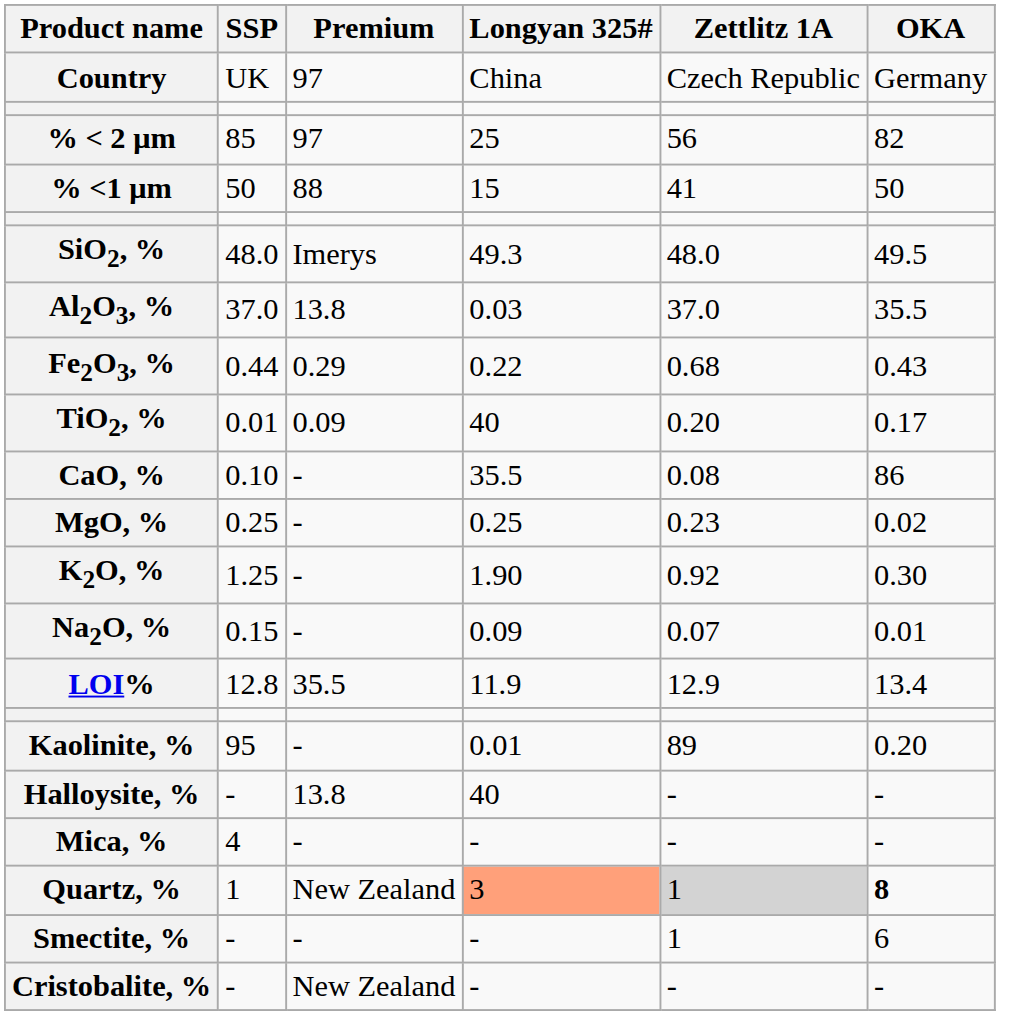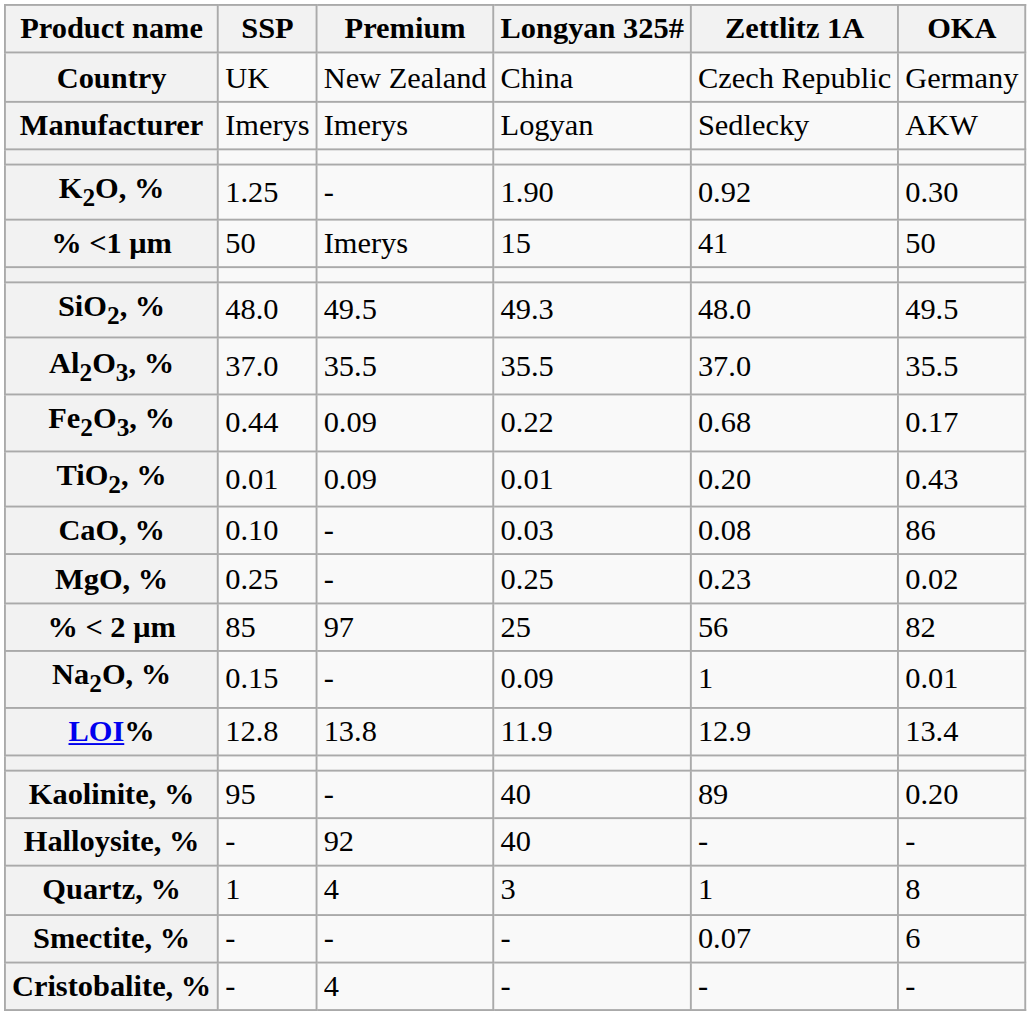(308, 76) 97 -> (405, 76) New Zealand
+ row: (112, 125)
rows swapped: (112, 139) <-> (112, 574)
(308, 187) 88 -> (366, 243) Imerys
(335, 253) Imerys -> (350, 309) 49.5
(319, 309) 13.8 -> (350, 365) 35.5
(496, 309) 0.03 -> (527, 365) 35.5
(319, 365) 0.29 -> (350, 421) 0.09
(901, 365) 0.43 -> (932, 421) 0.17
(485, 421) 40 -> (527, 478) 0.01
(901, 421) 0.17 -> (932, 478) 0.43
(496, 474) 35.5 -> (527, 530) 0.03
(693, 630) 0.07 -> (705, 678) 1
(319, 682) 35.5 -> (350, 731) 13.8
(496, 745) 0.01 -> (516, 793) 40
(319, 793) 13.8 -> (339, 841) 92
- row: (112, 841)
(374, 889) New Zealand -> (331, 889) 4
(477, 889) lightsalmon background -> (508, 889) no background
(674, 889) lightgrey background -> (705, 889) no background
(882, 889) bold -> (913, 889) normal
(674, 937) 1 -> (724, 937) 0.07
(374, 986) New Zealand -> (331, 986) 4
